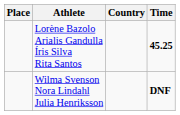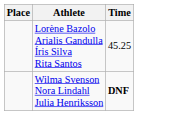- column: (126, 12)
(161, 46) bold -> (119, 46) normal
